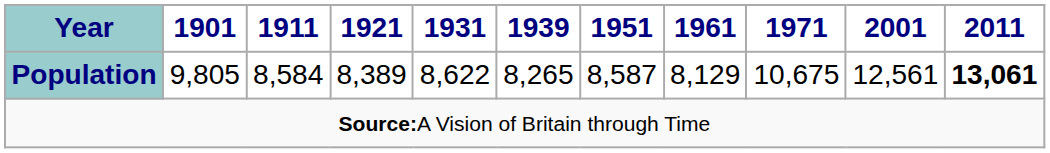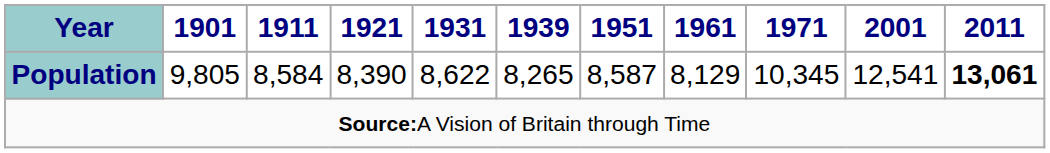(372, 74) 8,389 -> (372, 74) 8,390
(796, 74) 10,675 -> (796, 74) 10,345
(895, 74) 12,561 -> (895, 74) 12,541
